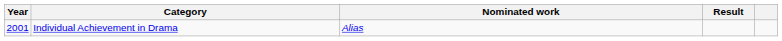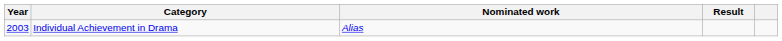(18, 28) 2001 -> (18, 28) 2003
